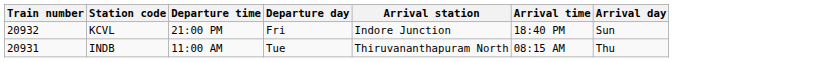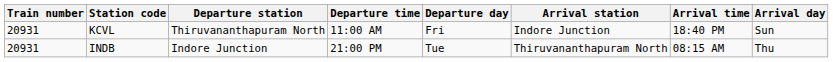+ column: (248, 13)
(23, 30) 20932 -> (23, 30) 20931
(197, 30) 21:00 PM -> (356, 30) 11:00 AM
(197, 48) 11:00 AM -> (356, 48) 21:00 PM
